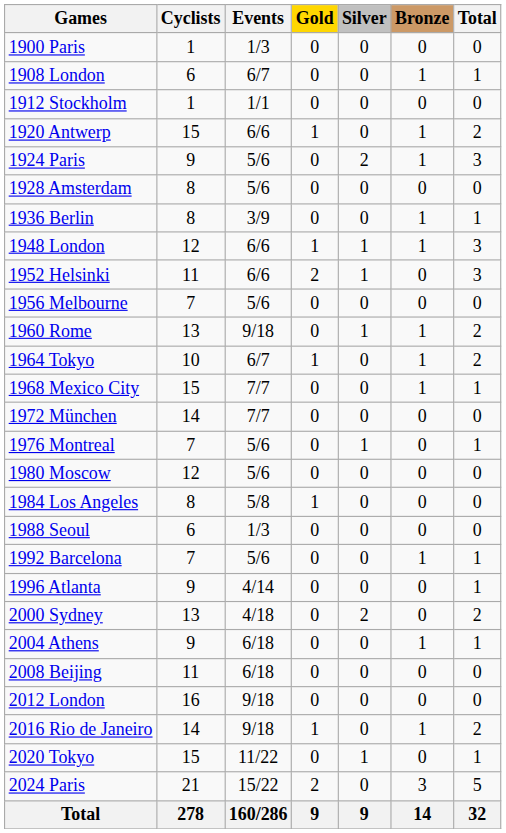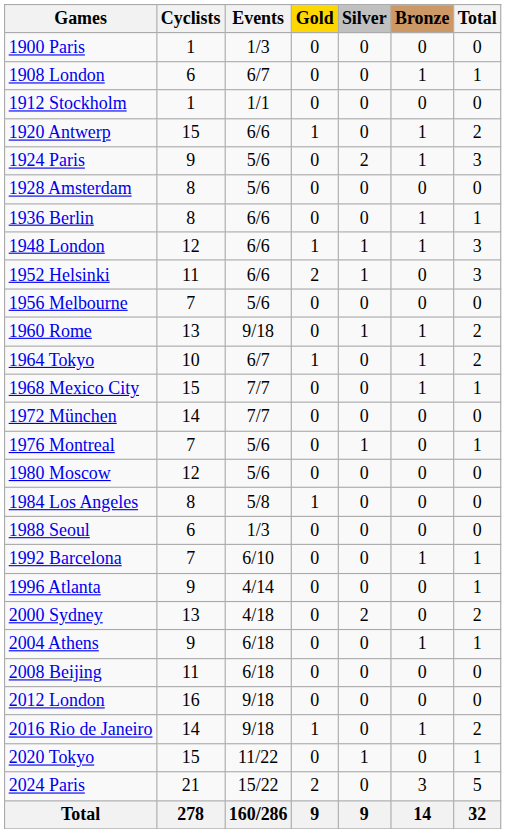(258, 217) 3/9 -> (258, 217) 6/6
(258, 558) 5/6 -> (258, 558) 6/10
